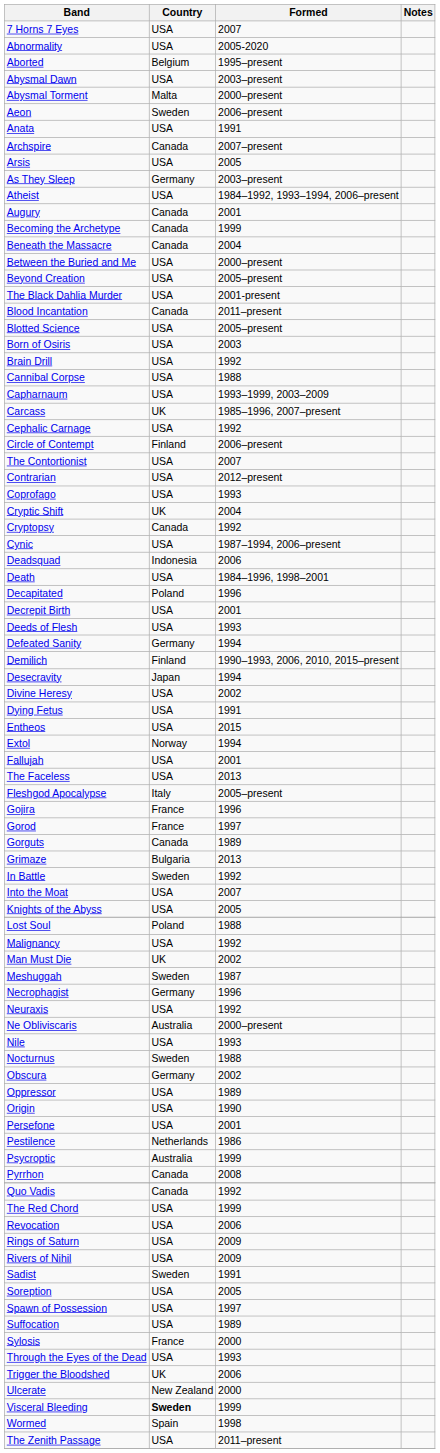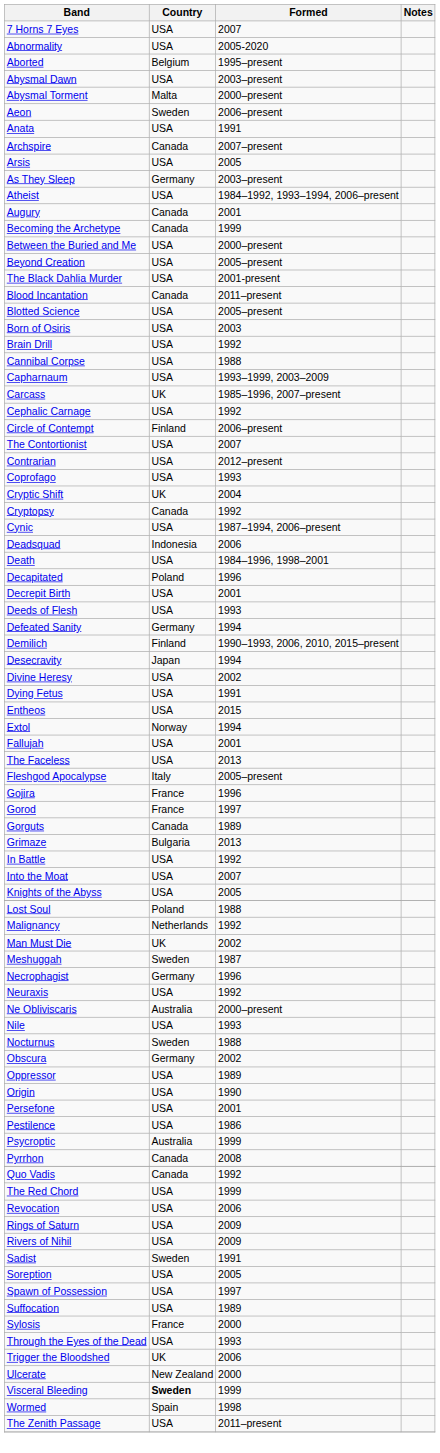- row: (59, 245)
(170, 876) Sweden -> (162, 860) USA
(162, 943) USA -> (180, 926) Netherlands
(180, 1142) Netherlands -> (162, 1125) USA
